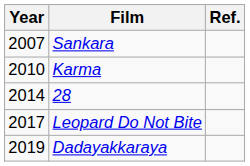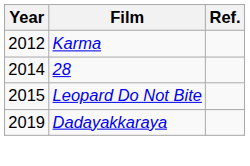- row: (83, 43)
(27, 69) 2010 -> (27, 43) 2012
(27, 122) 2017 -> (27, 95) 2015
